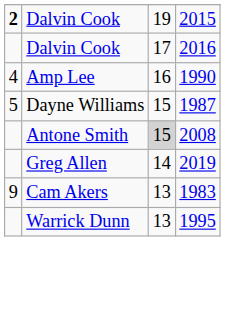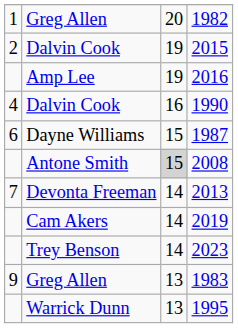+ row: (210, 18)
(13, 18) bold -> (13, 47) normal
(73, 47) Dalvin Cook -> (60, 76) Amp Lee
(162, 47) 17 -> (174, 76) 19
(60, 76) Amp Lee -> (73, 105) Dalvin Cook
(13, 105) 5 -> (13, 134) 6
+ row: (210, 192)
(67, 163) Greg Allen -> (67, 221) Cam Akers
+ row: (210, 250)
(67, 192) Cam Akers -> (67, 279) Greg Allen
